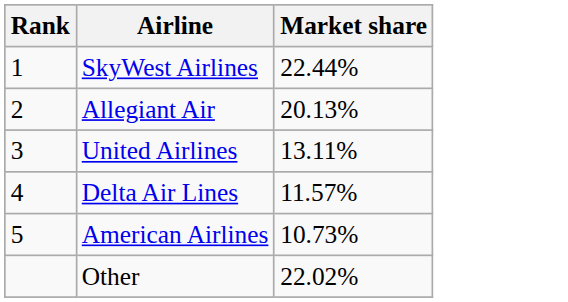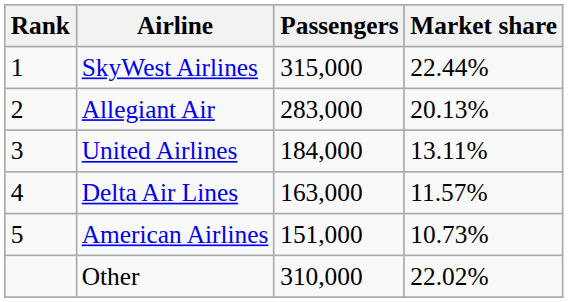+ column: (339, 25)
